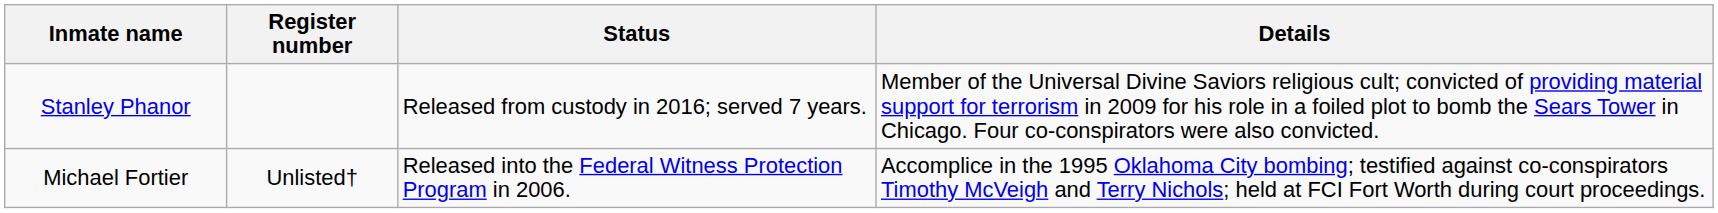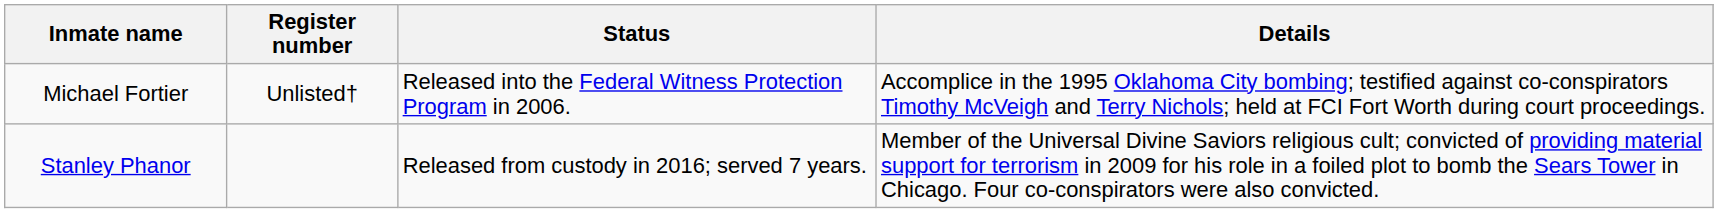rows swapped: (116, 177) <-> (116, 105)
